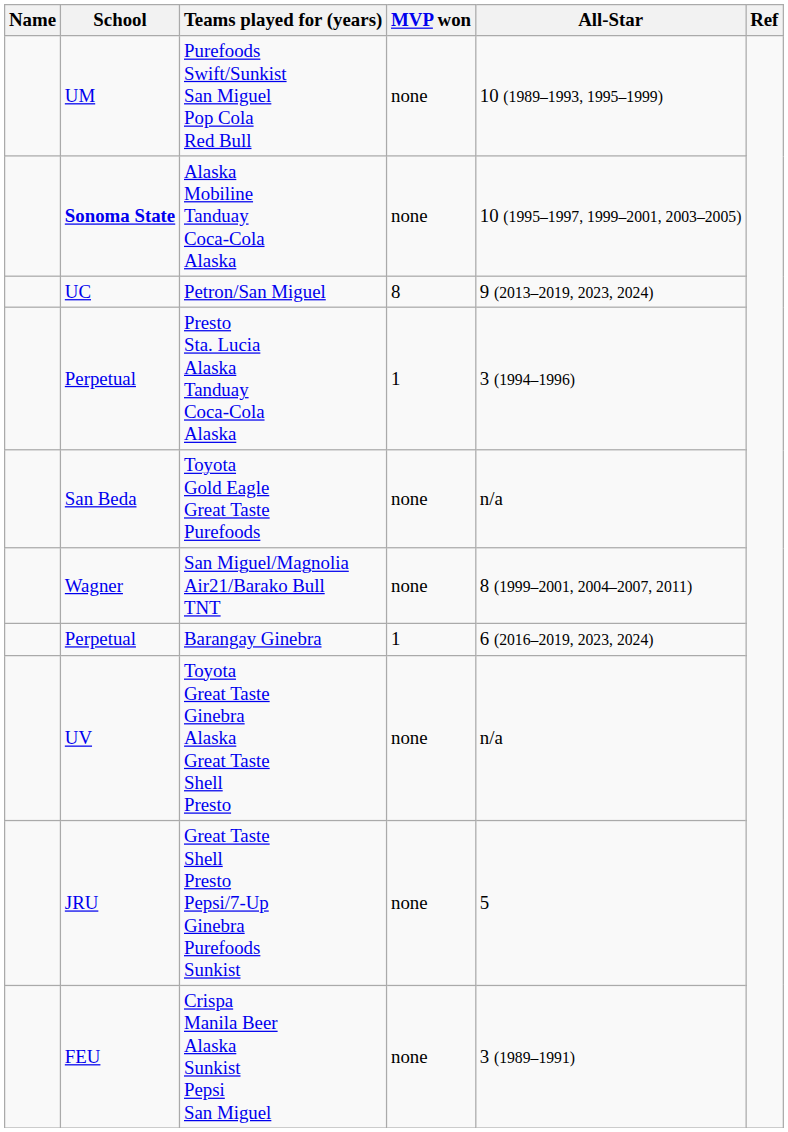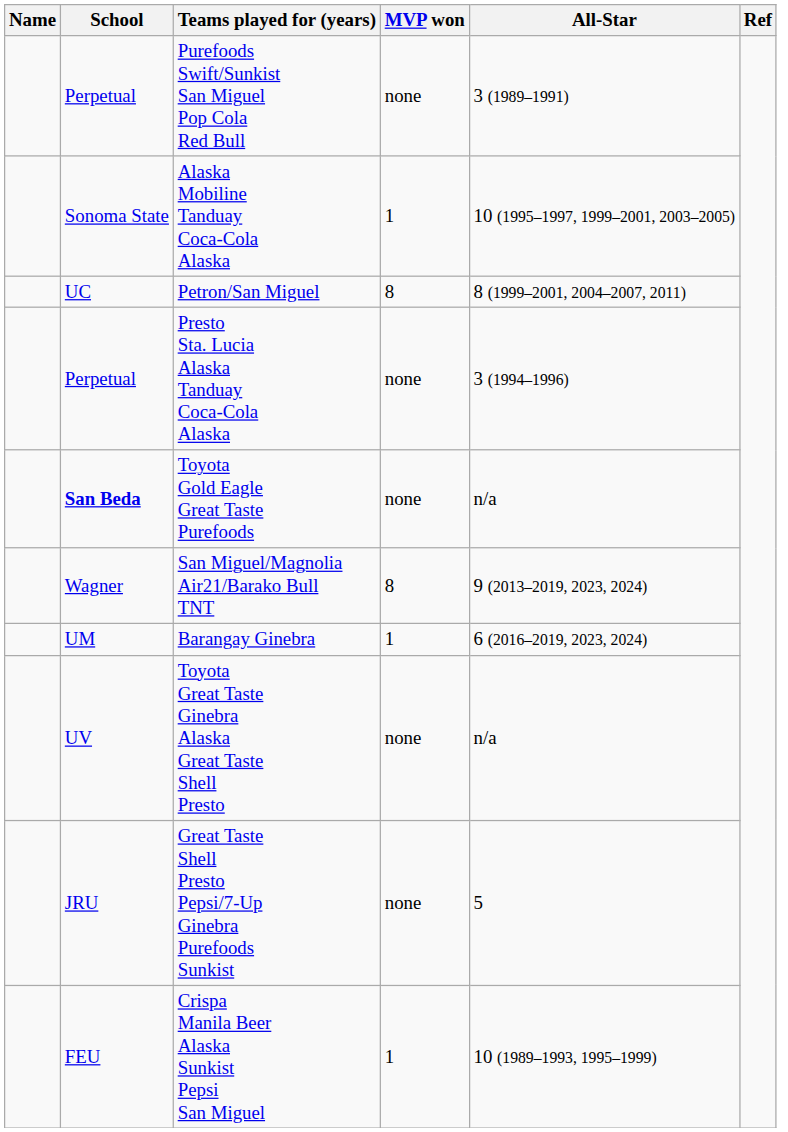(80, 95) UM -> (100, 95) Perpetual
(571, 95) 10 (1989–1993, 1995–1999) -> (521, 95) 3 (1989–1991)
(120, 216) bold -> (117, 216) normal
(409, 216) none -> (389, 216) 1
(567, 292) 9 (2013–2019, 2023, 2024) -> (580, 292) 8 (1999–2001, 2004–2007, 2011)
(396, 378) 1 -> (403, 378) none
(101, 499) normal -> (103, 499) bold
(409, 586) none -> (389, 586) 8
(586, 586) 8 (1999–2001, 2004–2007, 2011) -> (560, 586) 9 (2013–2019, 2023, 2024)
(100, 639) Perpetual -> (80, 639) UM
(409, 1056) none -> (389, 1056) 1
(527, 1056) 3 (1989–1991) -> (565, 1056) 10 (1989–1993, 1995–1999)
